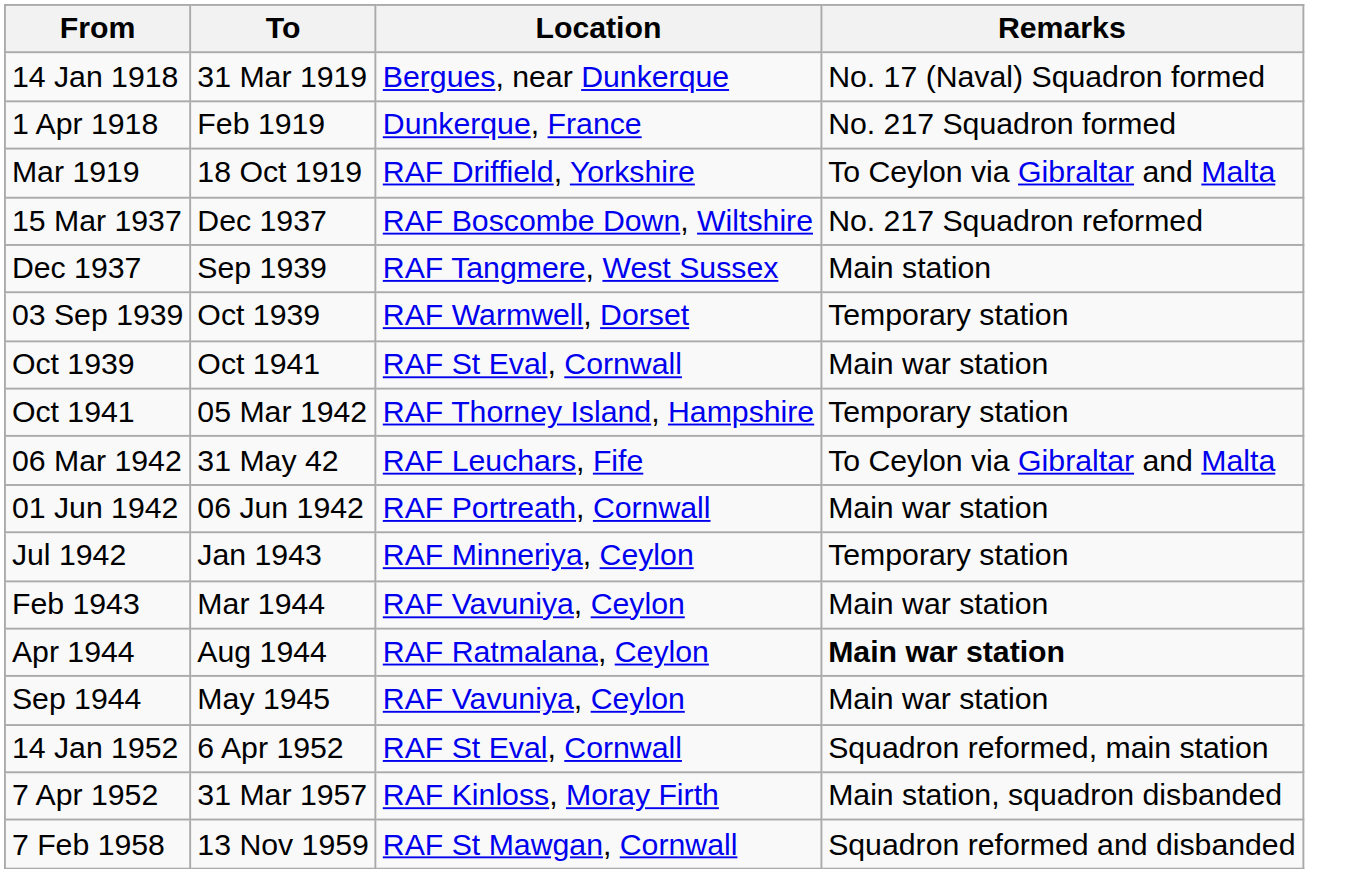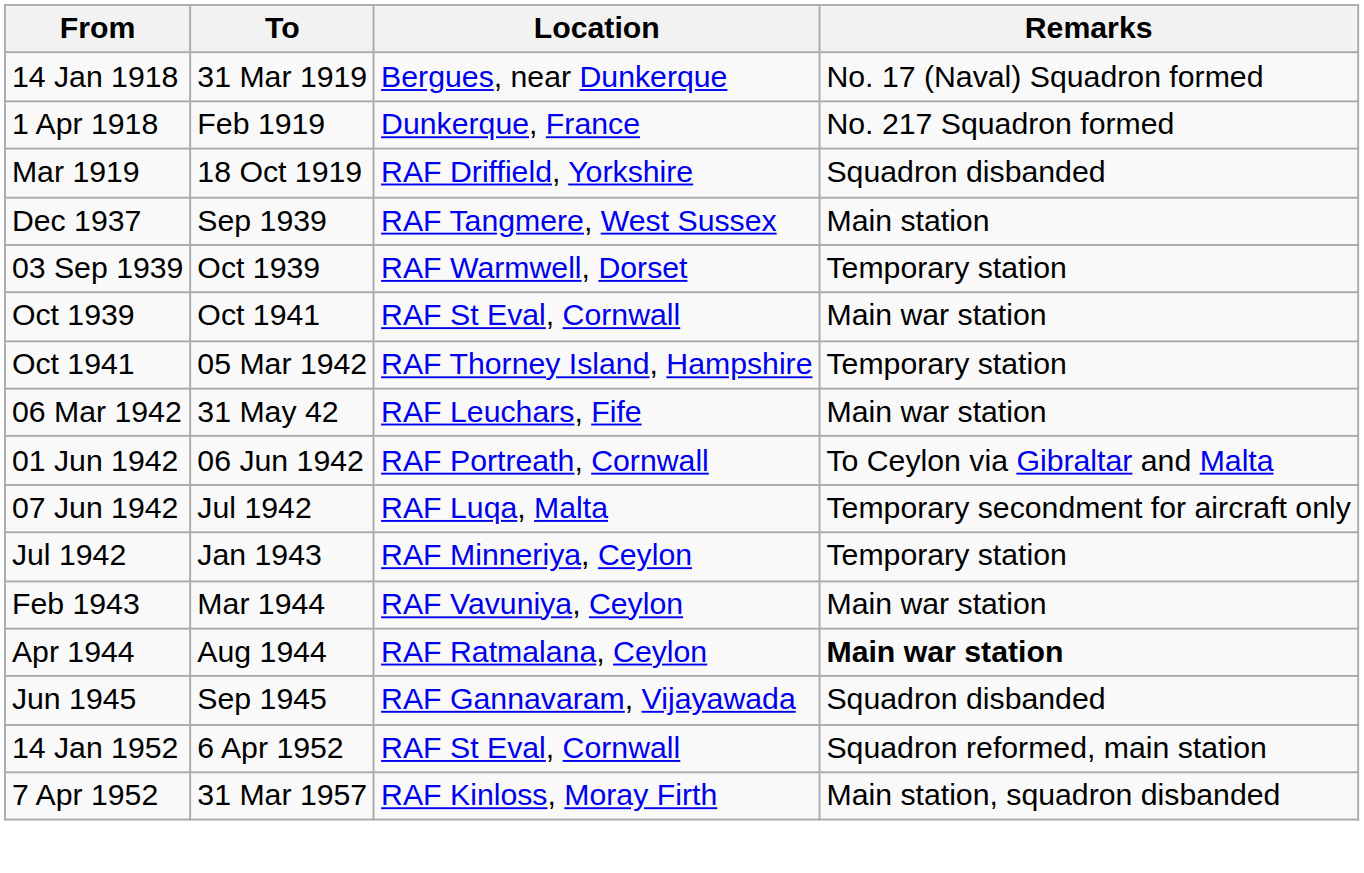(1052, 172) To Ceylon via Gibraltar and Malta -> (966, 172) Squadron disbanded
- row: (97, 220)
(1052, 460) To Ceylon via Gibraltar and Malta -> (937, 412) Main war station
(938, 508) Main war station -> (1050, 460) To Ceylon via Gibraltar and Malta
+ row: (95, 508)
- row: (77, 699)
+ row: (74, 699)
- row: (88, 843)
